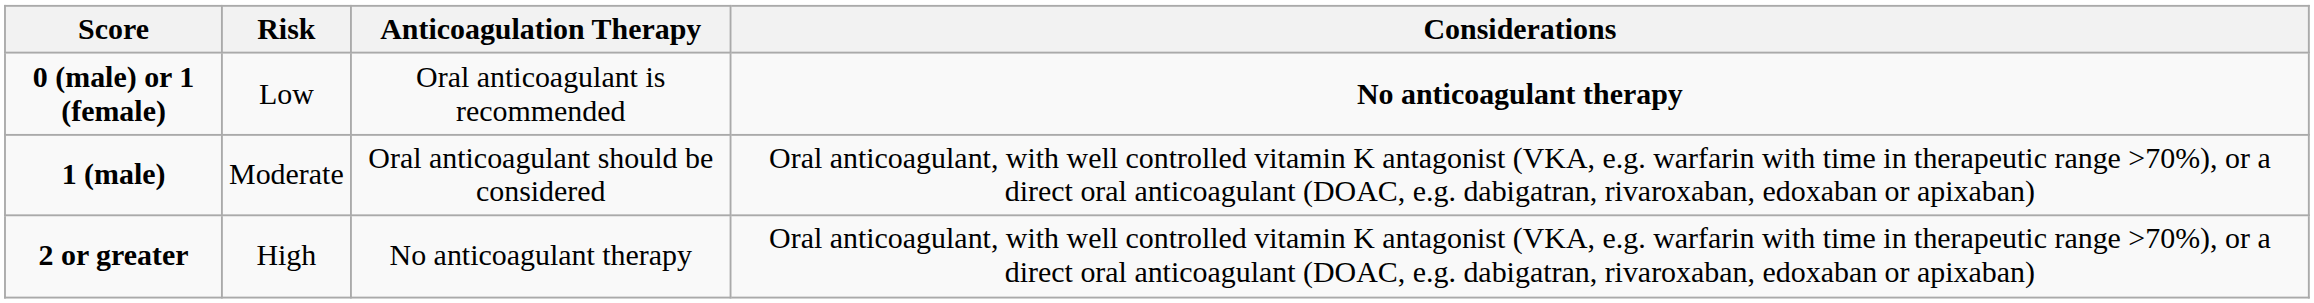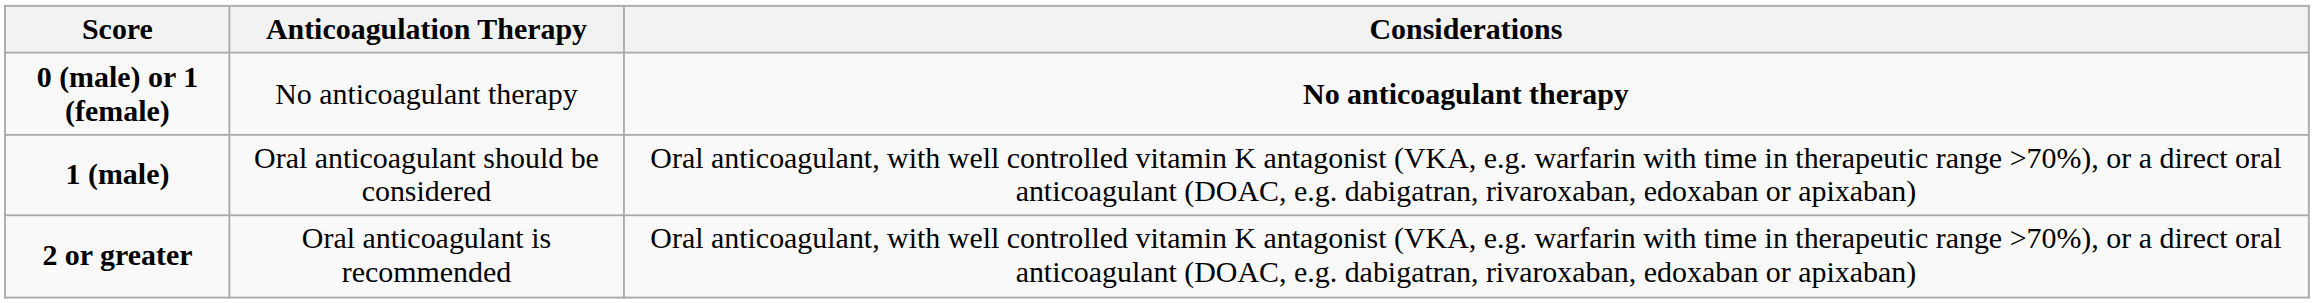- column: (286, 29)
(541, 93) Oral anticoagulant is recommended -> (426, 93) No anticoagulant therapy
(541, 255) No anticoagulant therapy -> (426, 255) Oral anticoagulant is recommended
